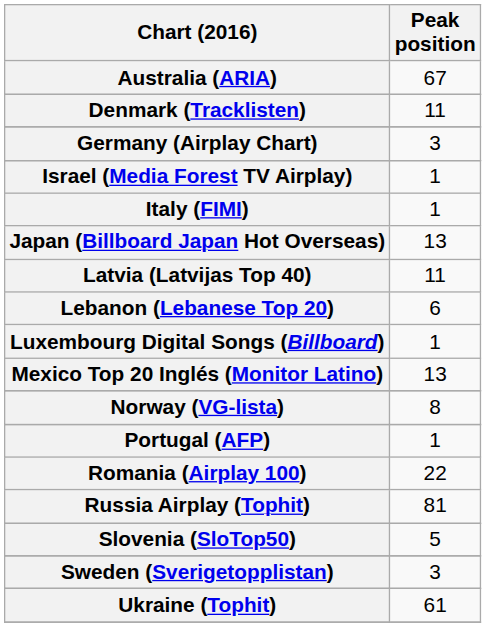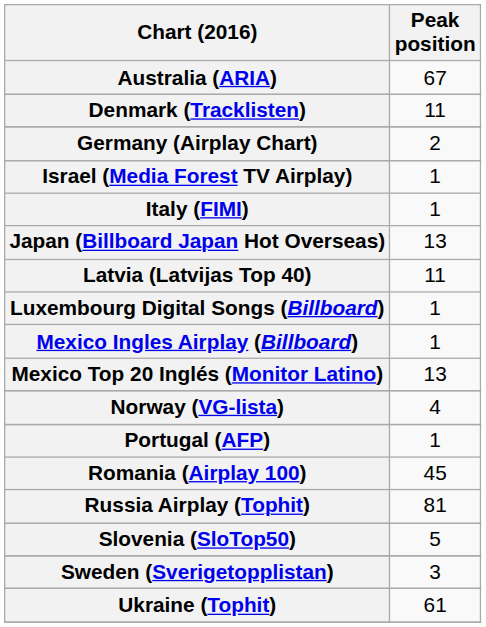(435, 143) 3 -> (435, 143) 2
- row: (197, 308)
+ row: (197, 341)
(435, 407) 8 -> (435, 407) 4
(435, 473) 22 -> (435, 473) 45
